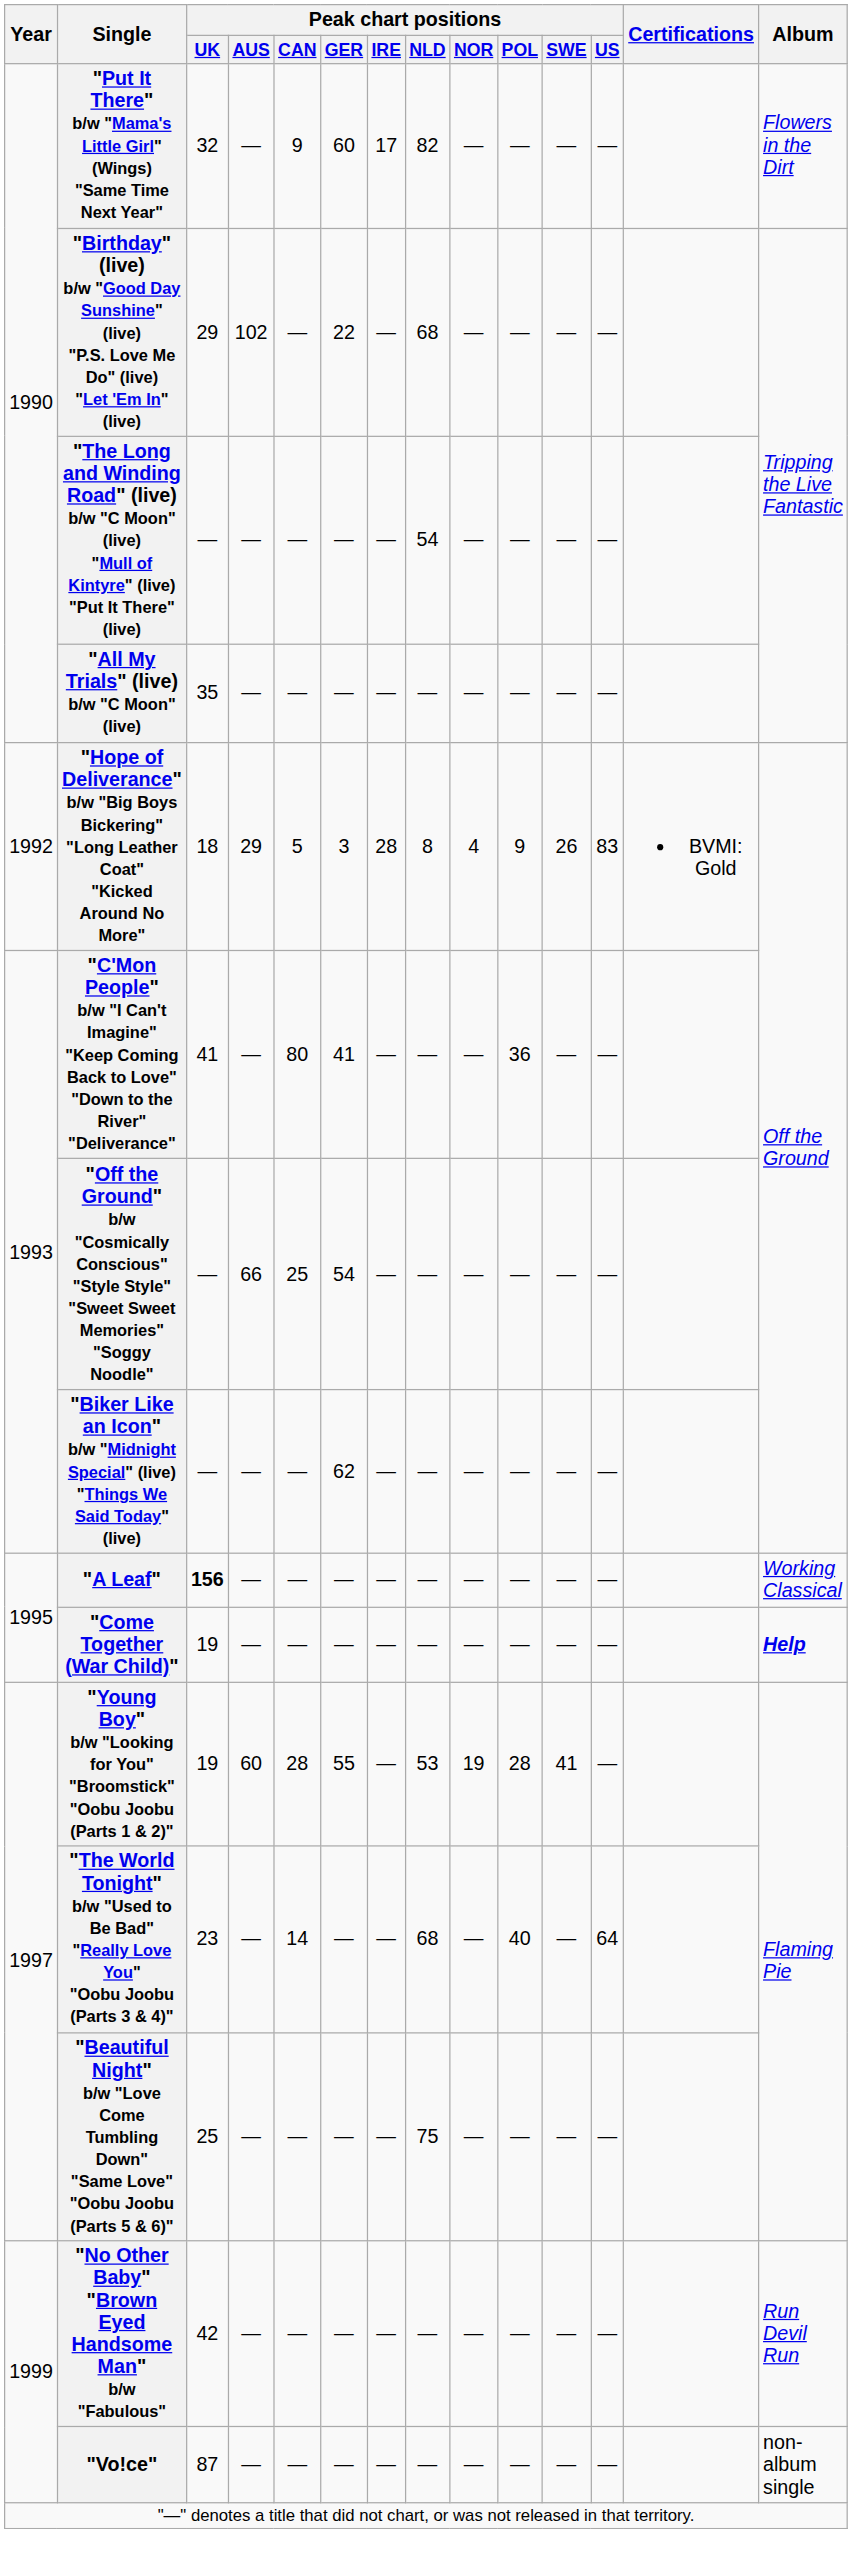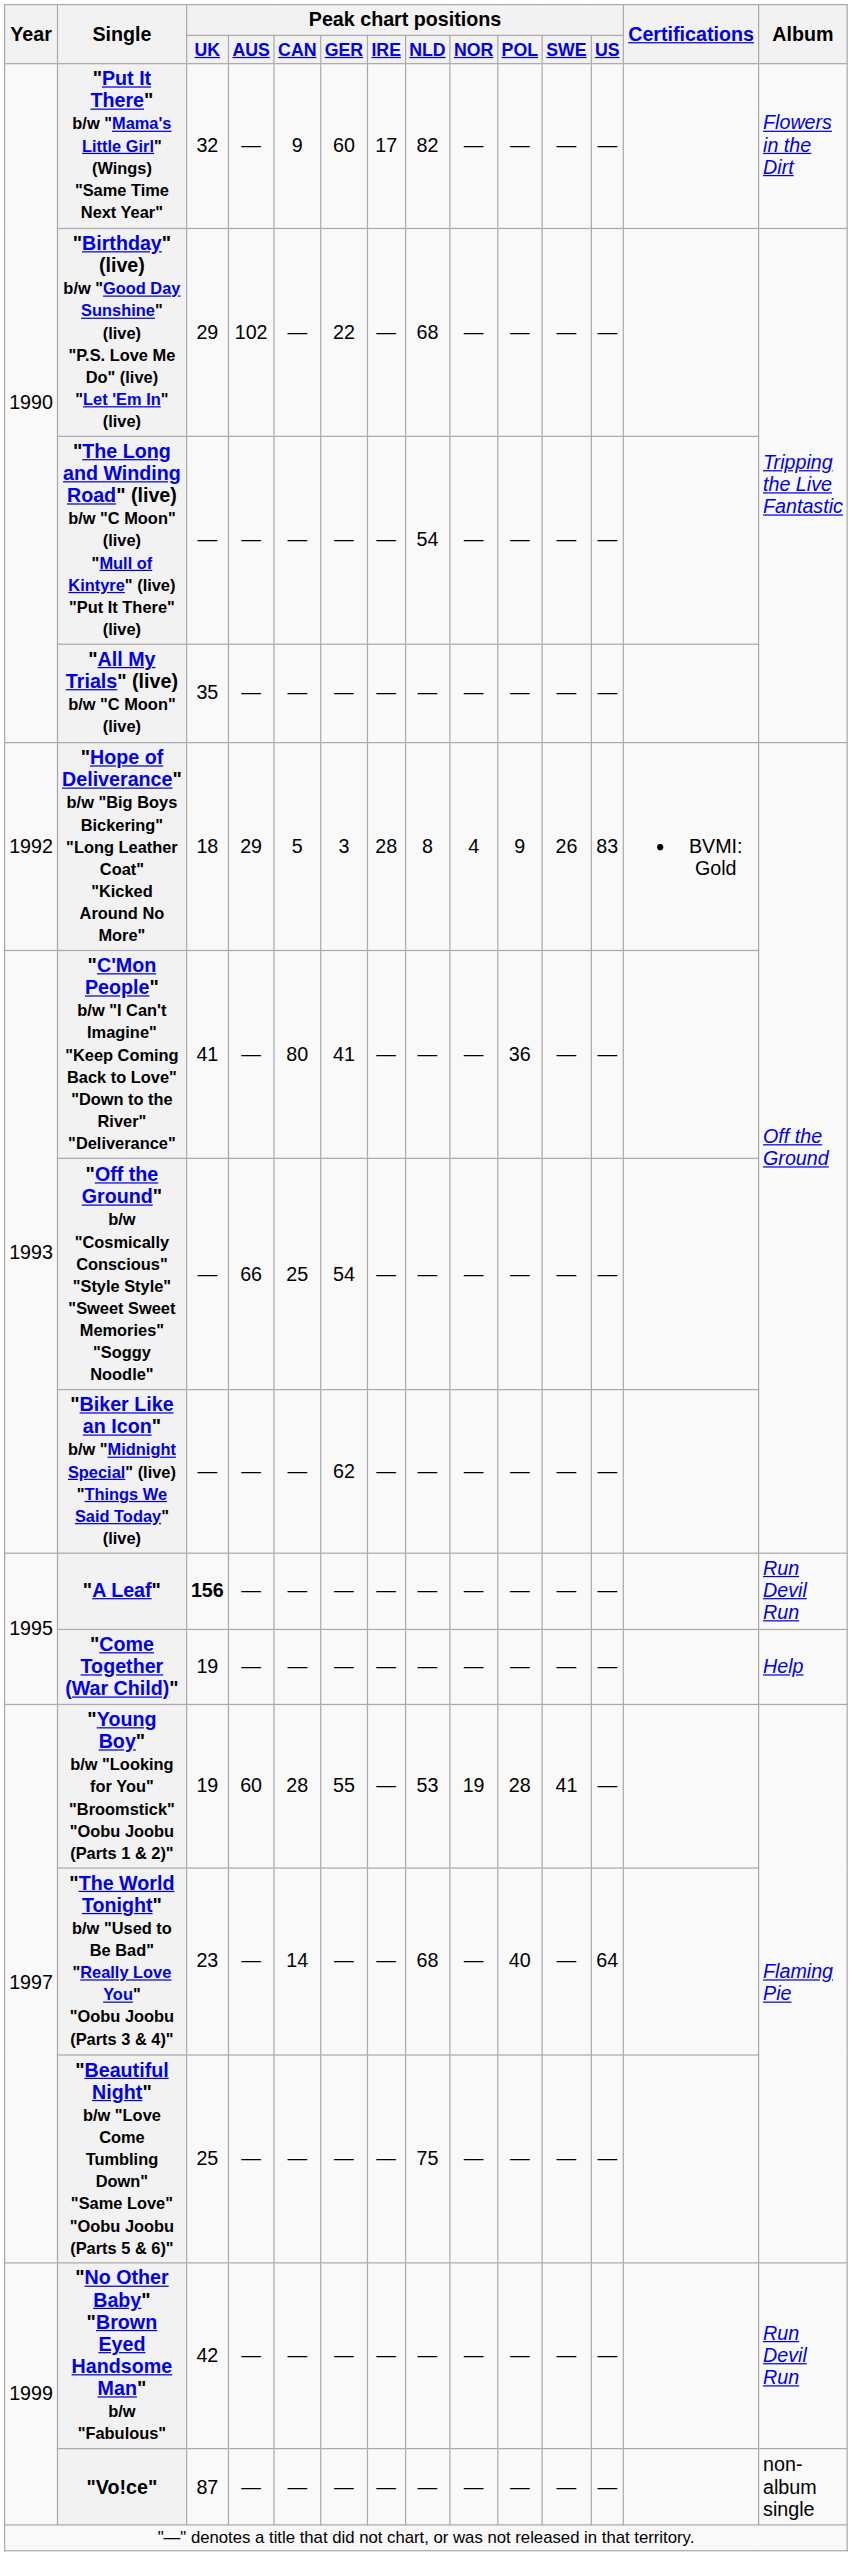(802, 1579) Working Classical -> (785, 1590) Run Devil Run
(784, 1644) bold -> (783, 1666) normal
